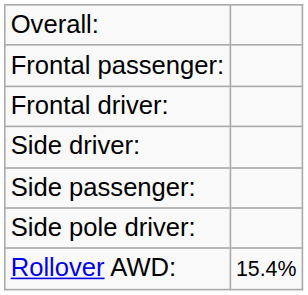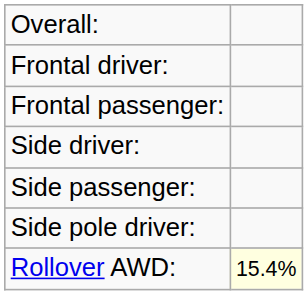rows swapped: (90, 106) <-> (117, 65)
(266, 270) no background -> (266, 270) lightyellow background
